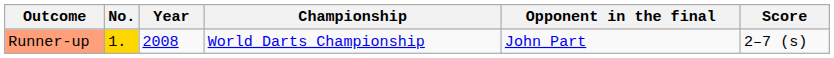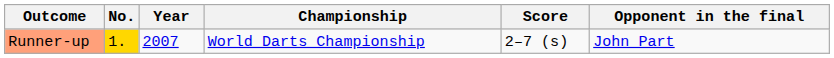columns swapped: (621, 17) <-> (785, 17)
(161, 41) 2008 -> (161, 41) 2007
